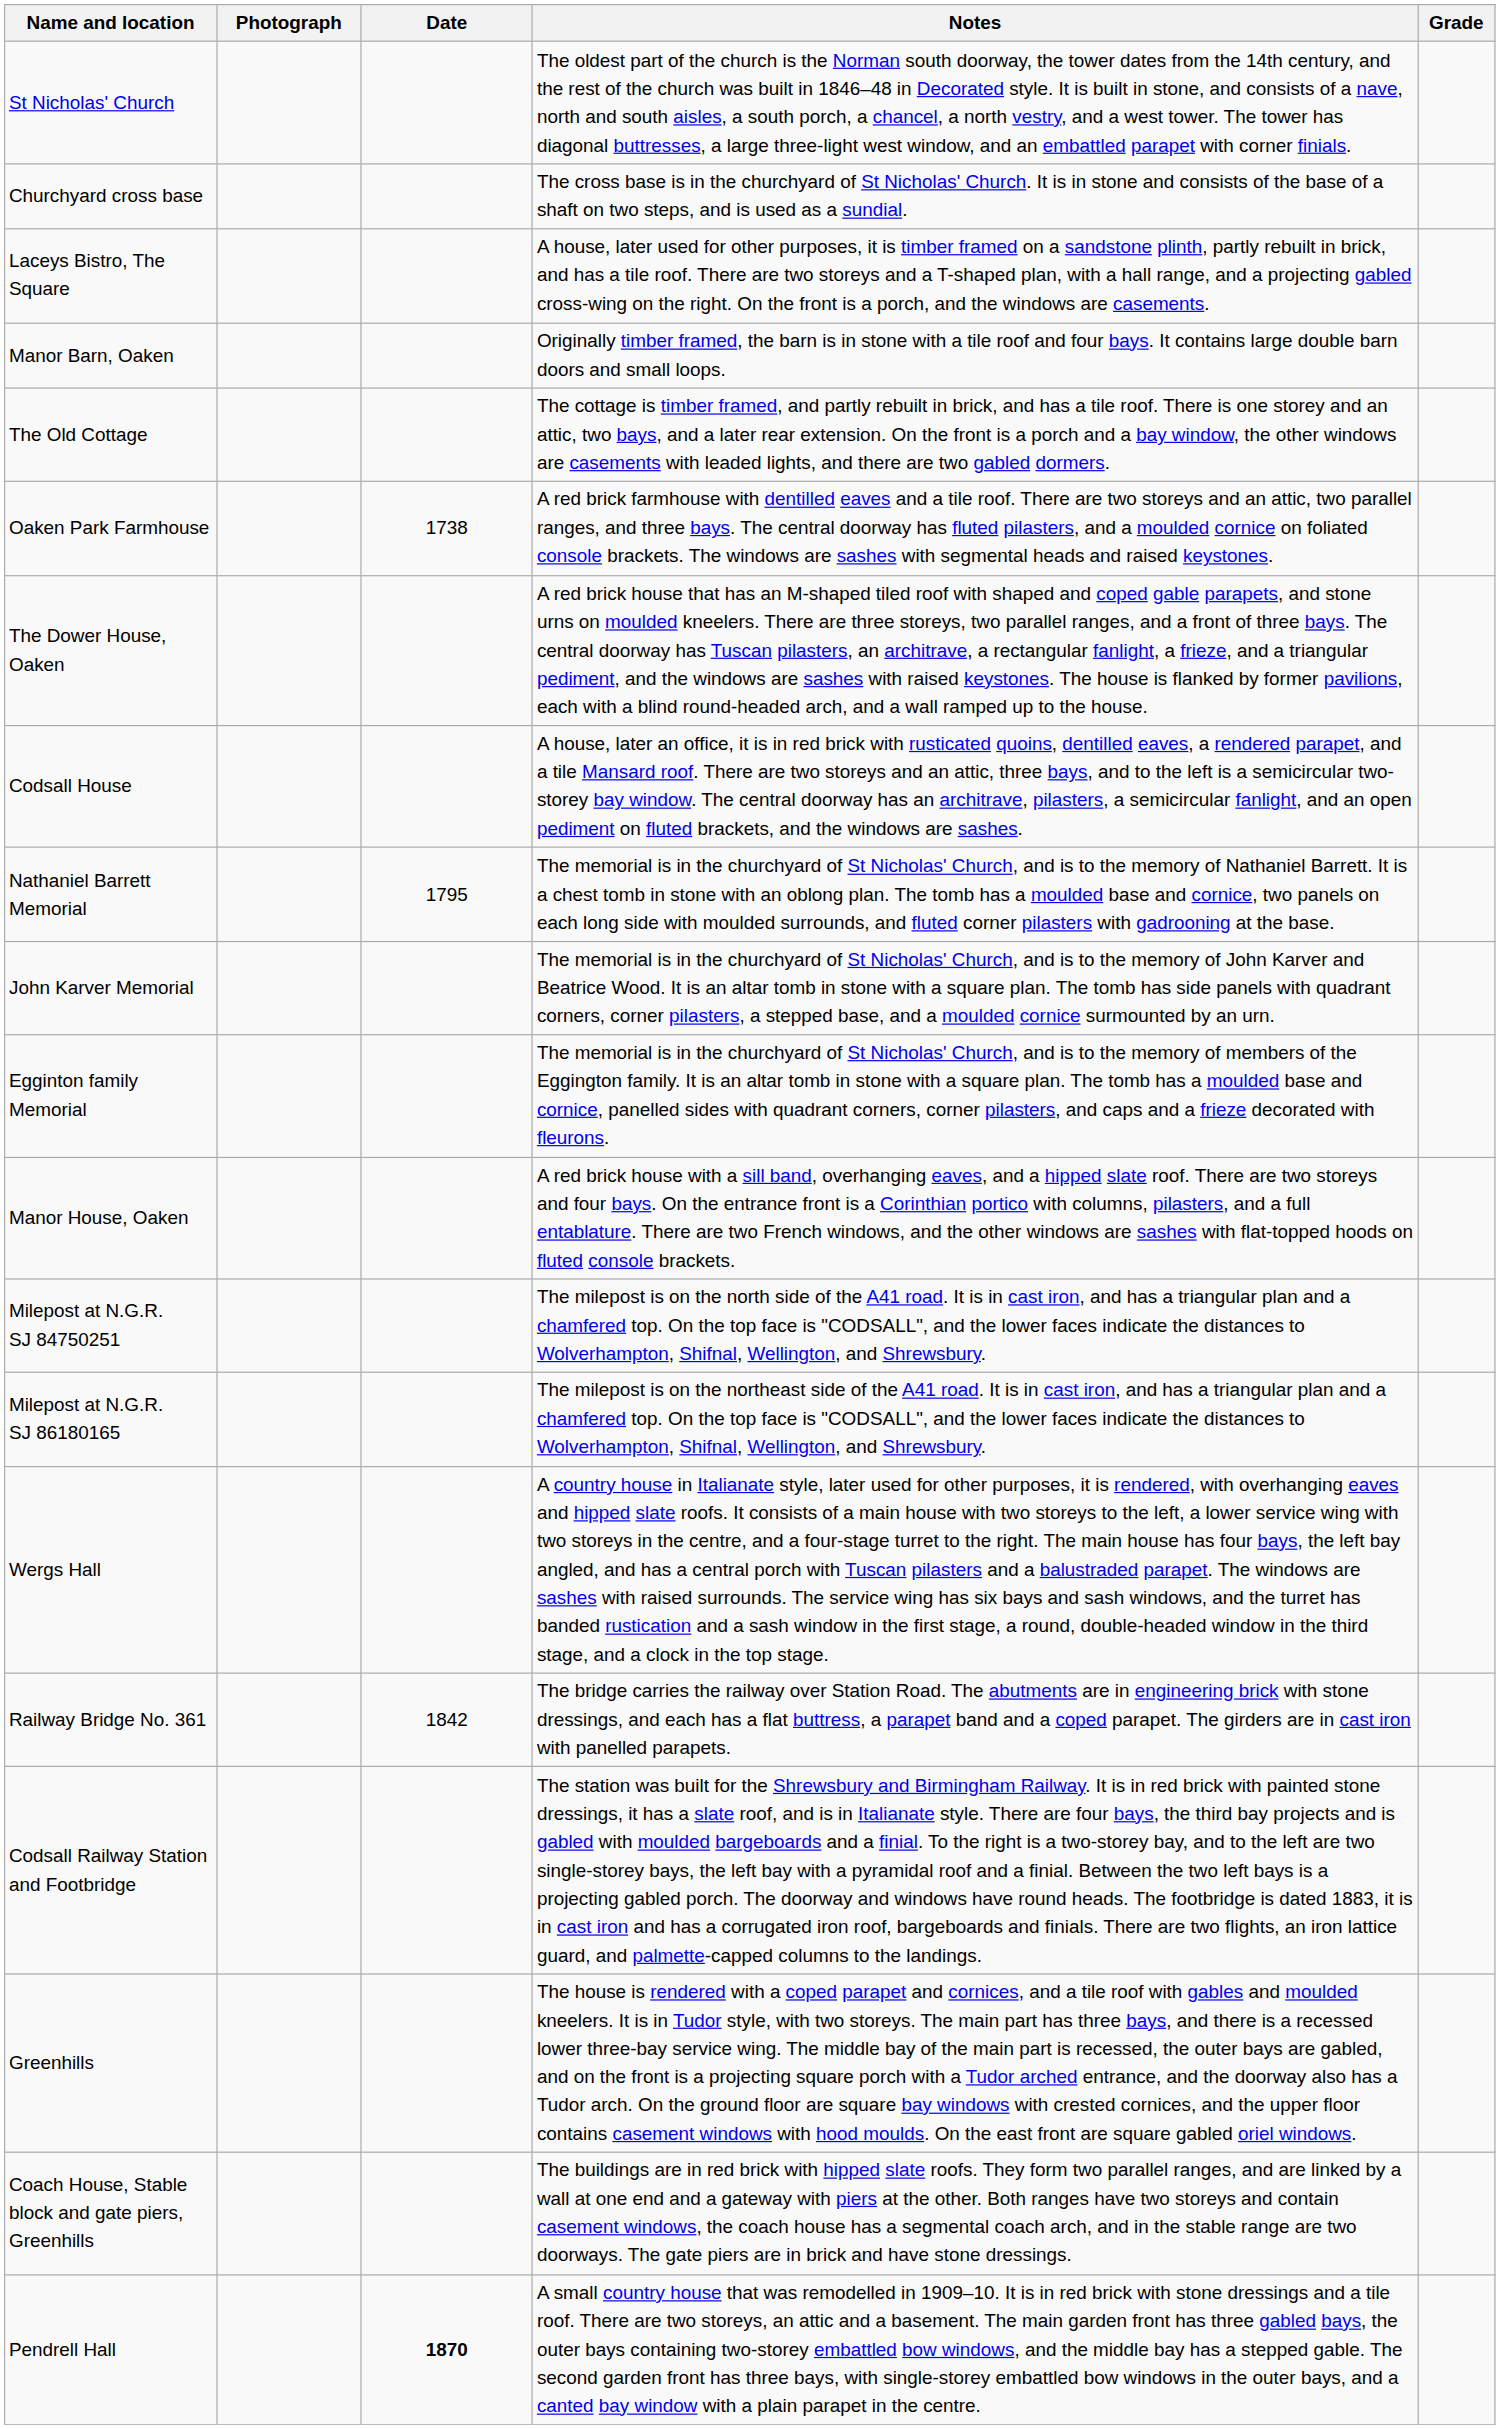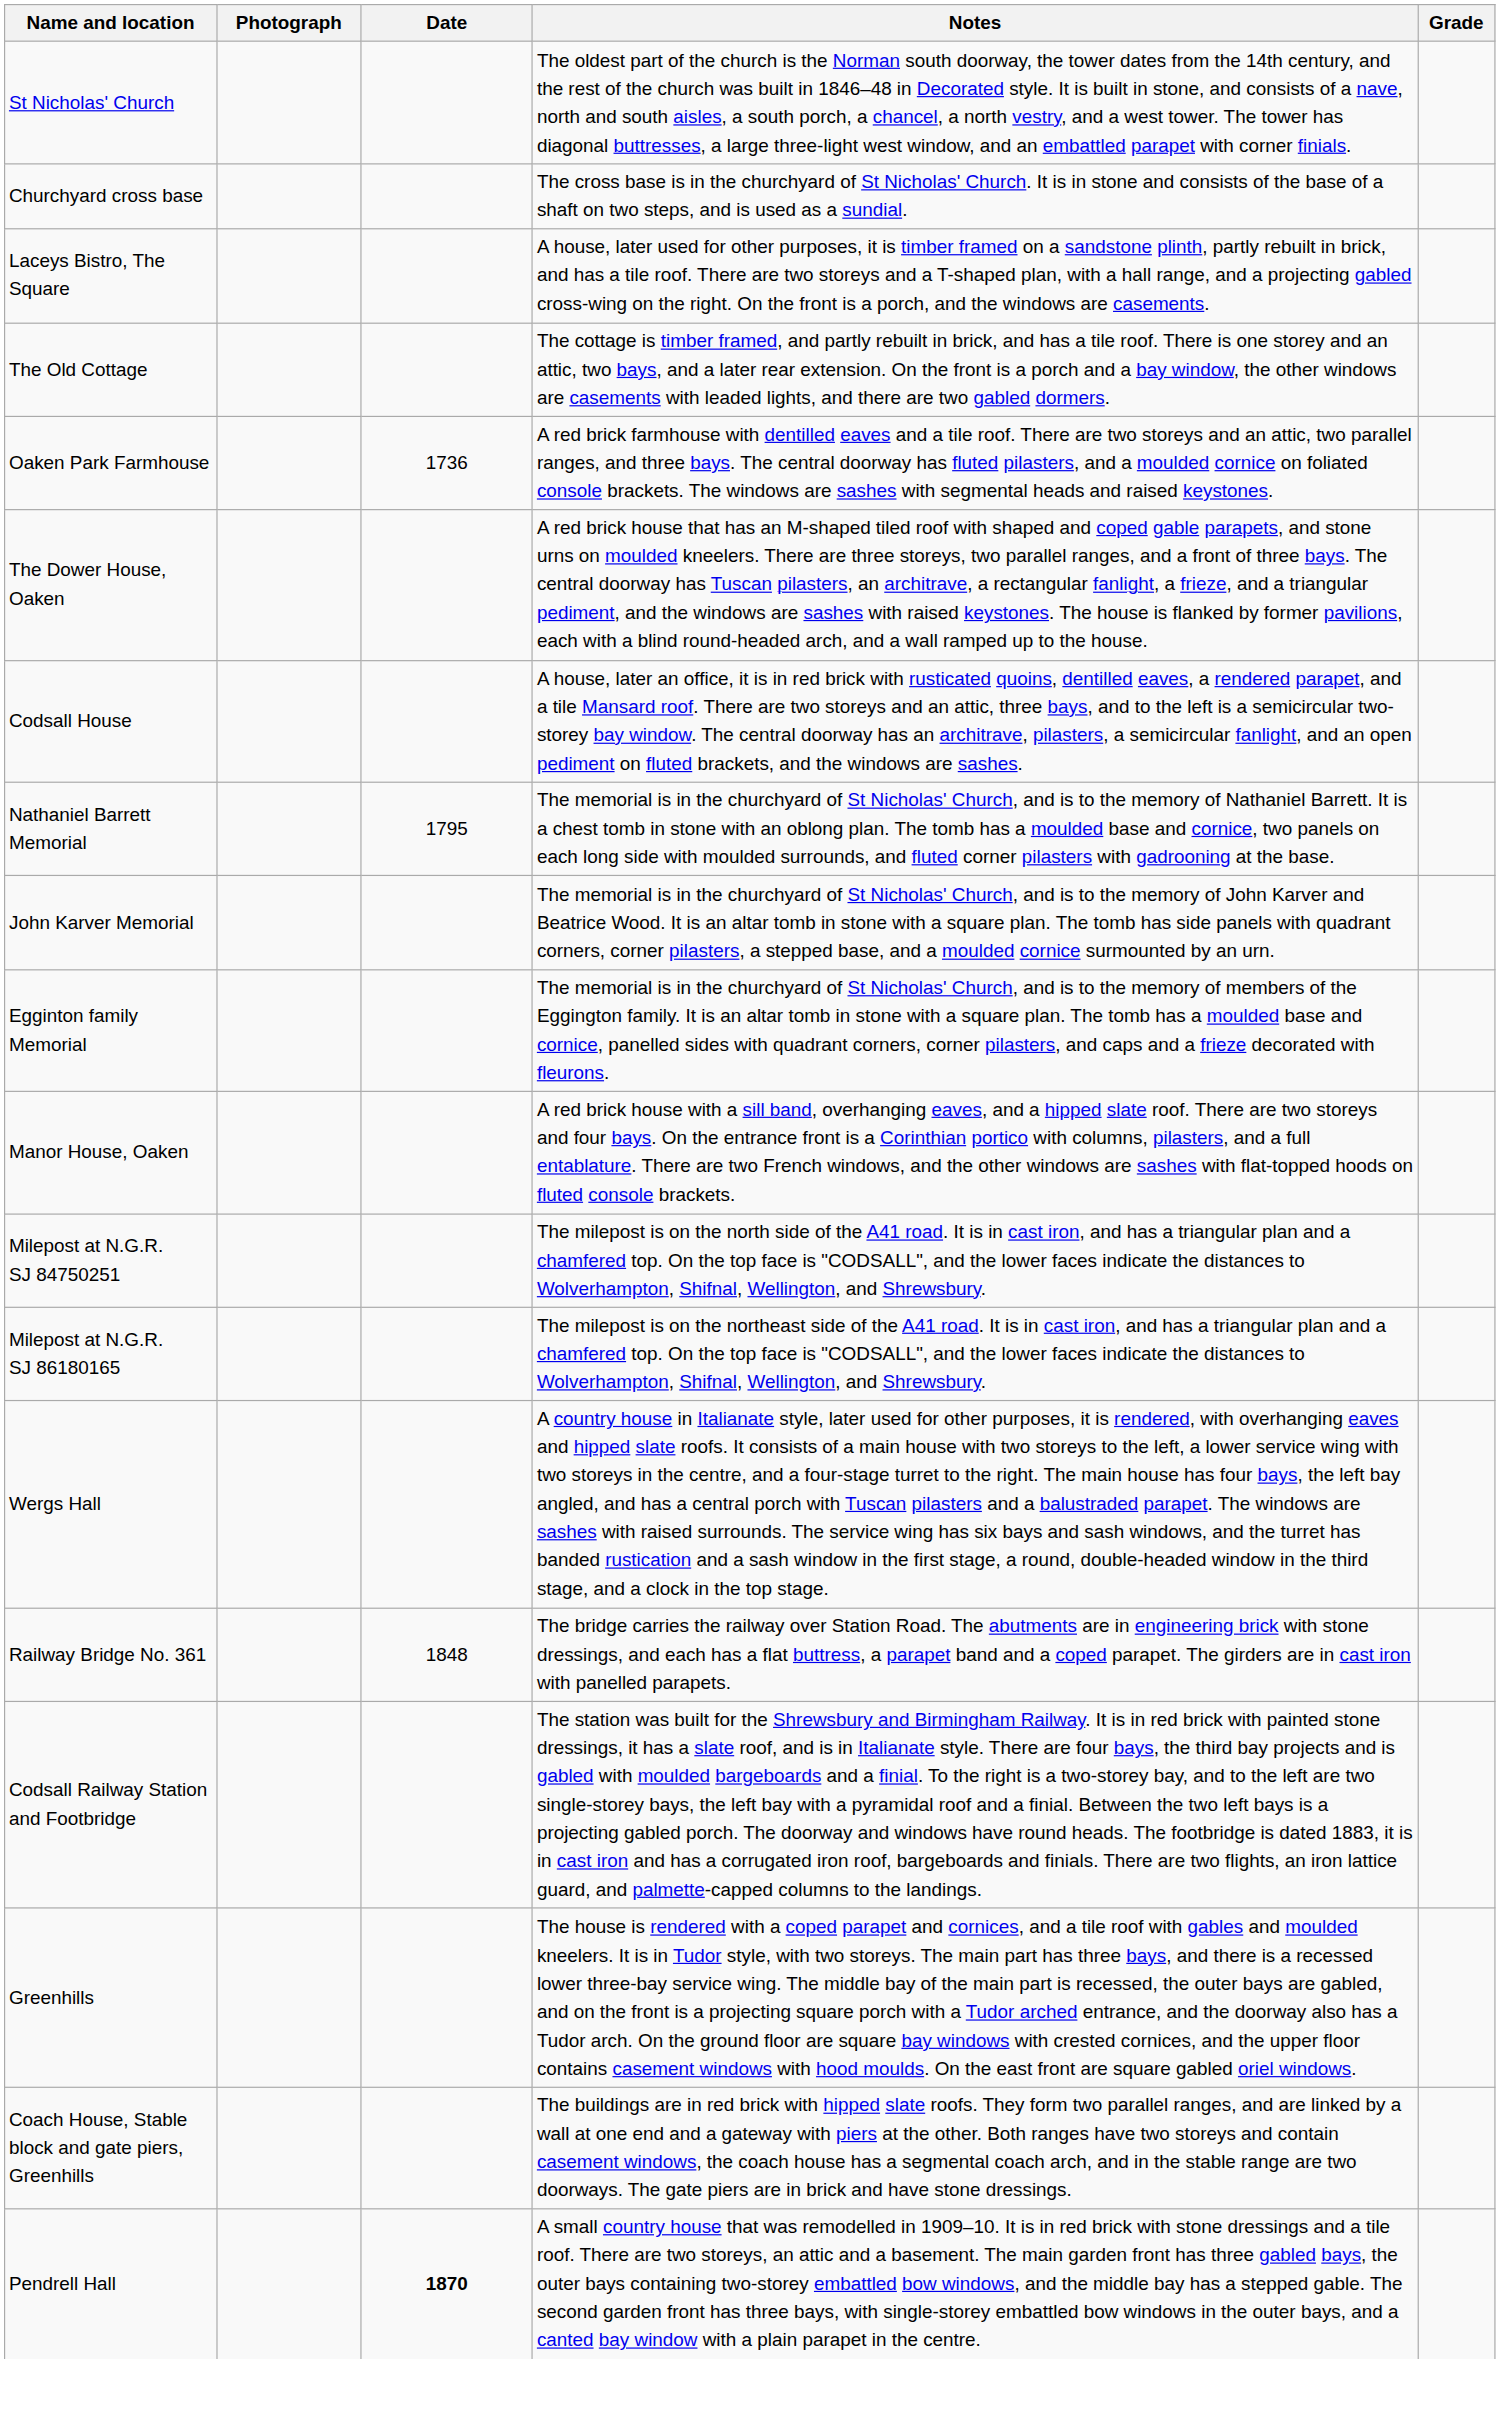- row: (91, 355)
(447, 528) 1738 -> (447, 463) 1736
(447, 1719) 1842 -> (447, 1654) 1848
